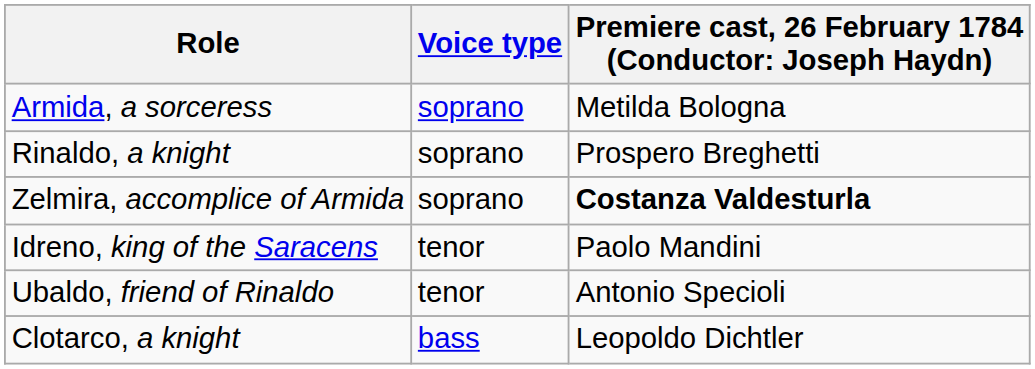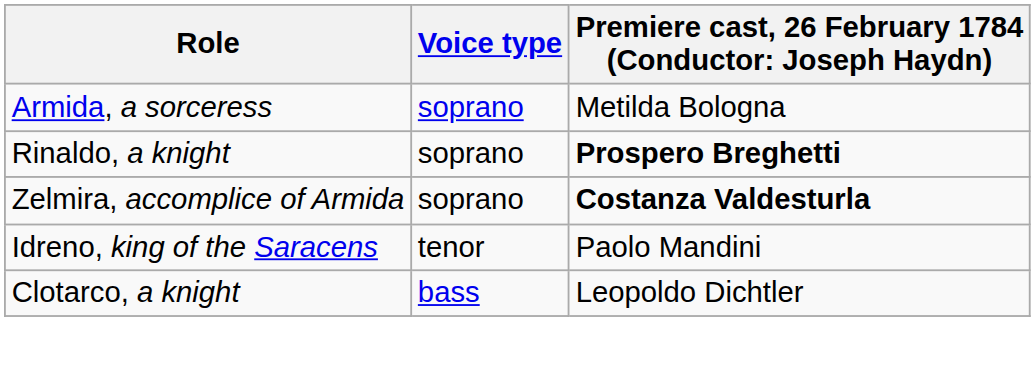(698, 153) normal -> (708, 153) bold
- row: (173, 292)
